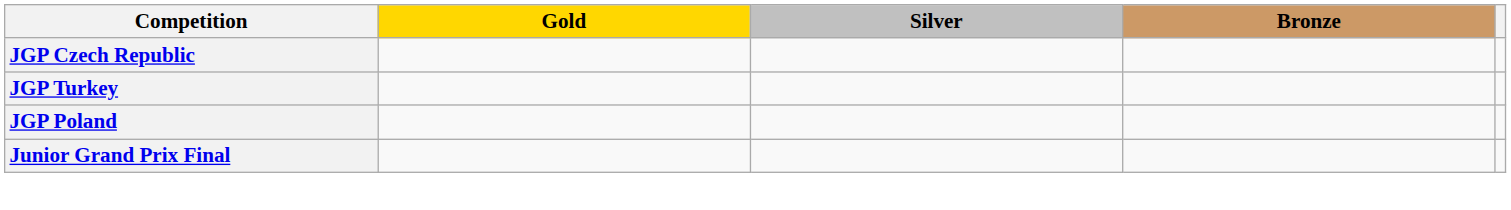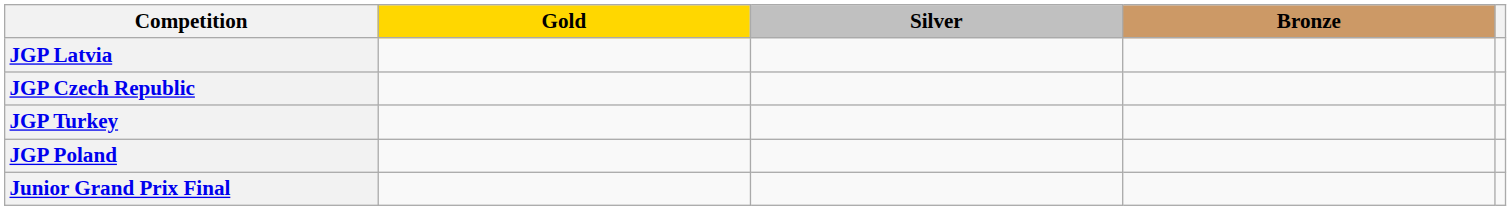+ row: (61, 54)
